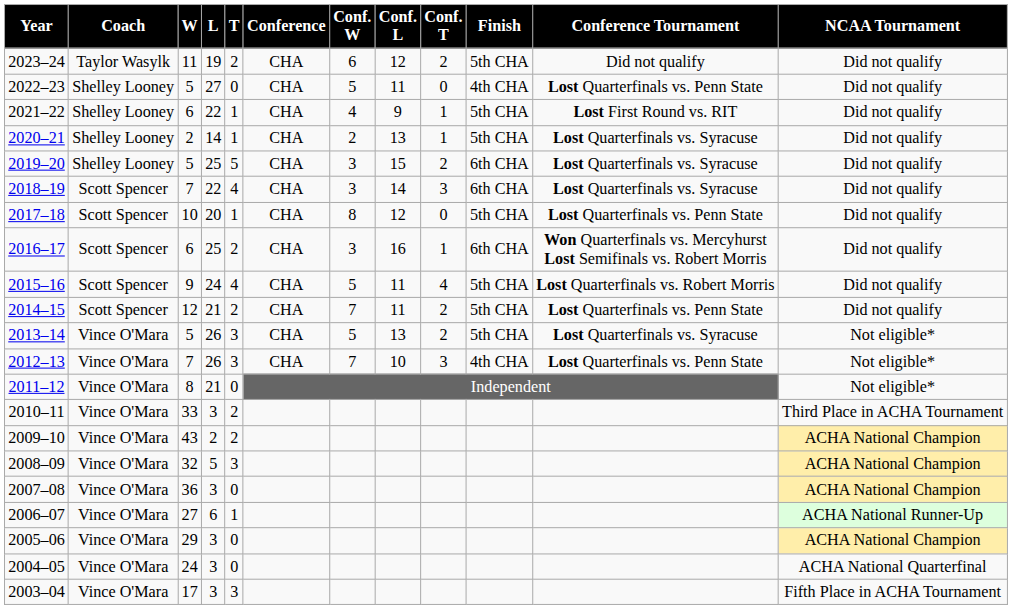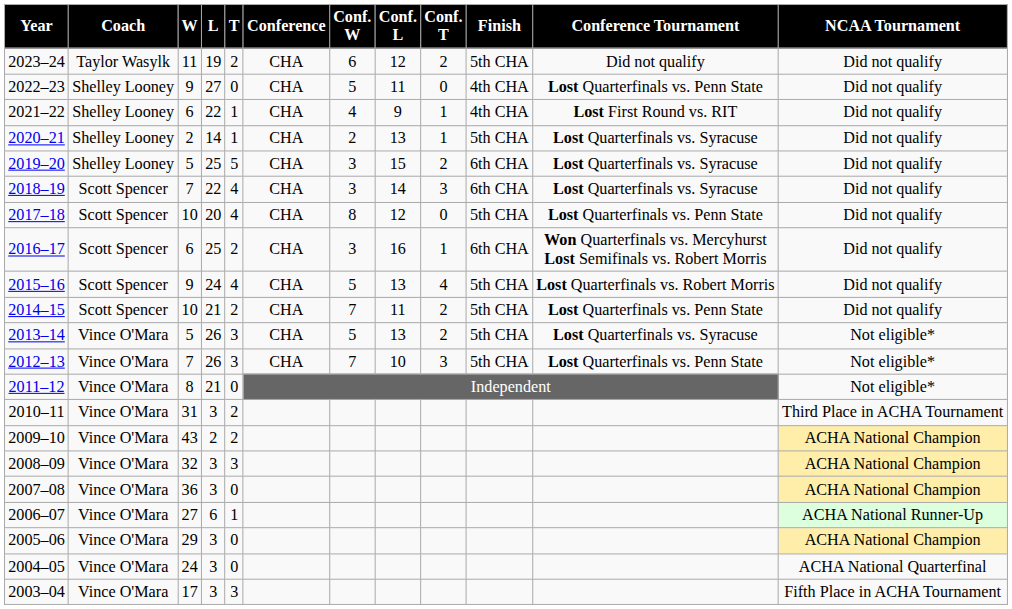(190, 86) 5 -> (190, 86) 9
(499, 112) 5th CHA -> (499, 112) 4th CHA
(234, 214) 1 -> (234, 214) 4
(398, 284) 11 -> (398, 284) 13
(190, 309) 12 -> (190, 309) 10
(499, 361) 4th CHA -> (499, 361) 5th CHA
(190, 412) 33 -> (190, 412) 31
(213, 463) 5 -> (213, 463) 3
